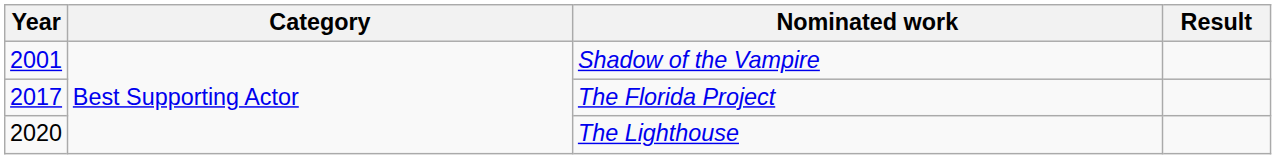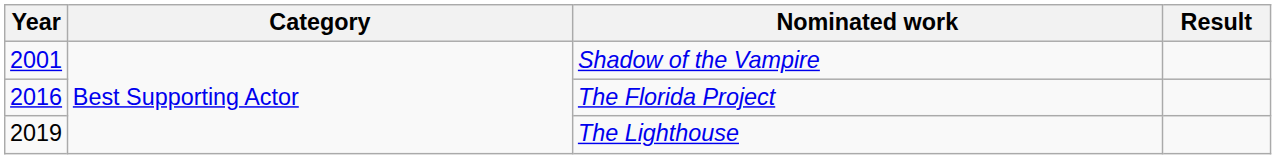(36, 97) 2017 -> (36, 97) 2016
(36, 134) 2020 -> (36, 134) 2019
